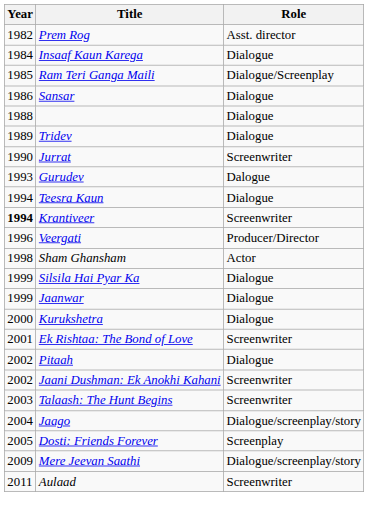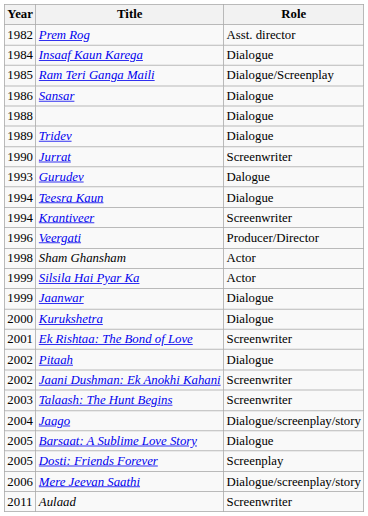(20, 217) bold -> (20, 217) normal
(250, 278) Dialogue -> (241, 278) Actor
+ row: (118, 440)
(20, 461) 2009 -> (20, 481) 2006
